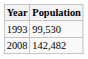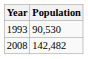(47, 29) 99,530 -> (47, 29) 90,530
